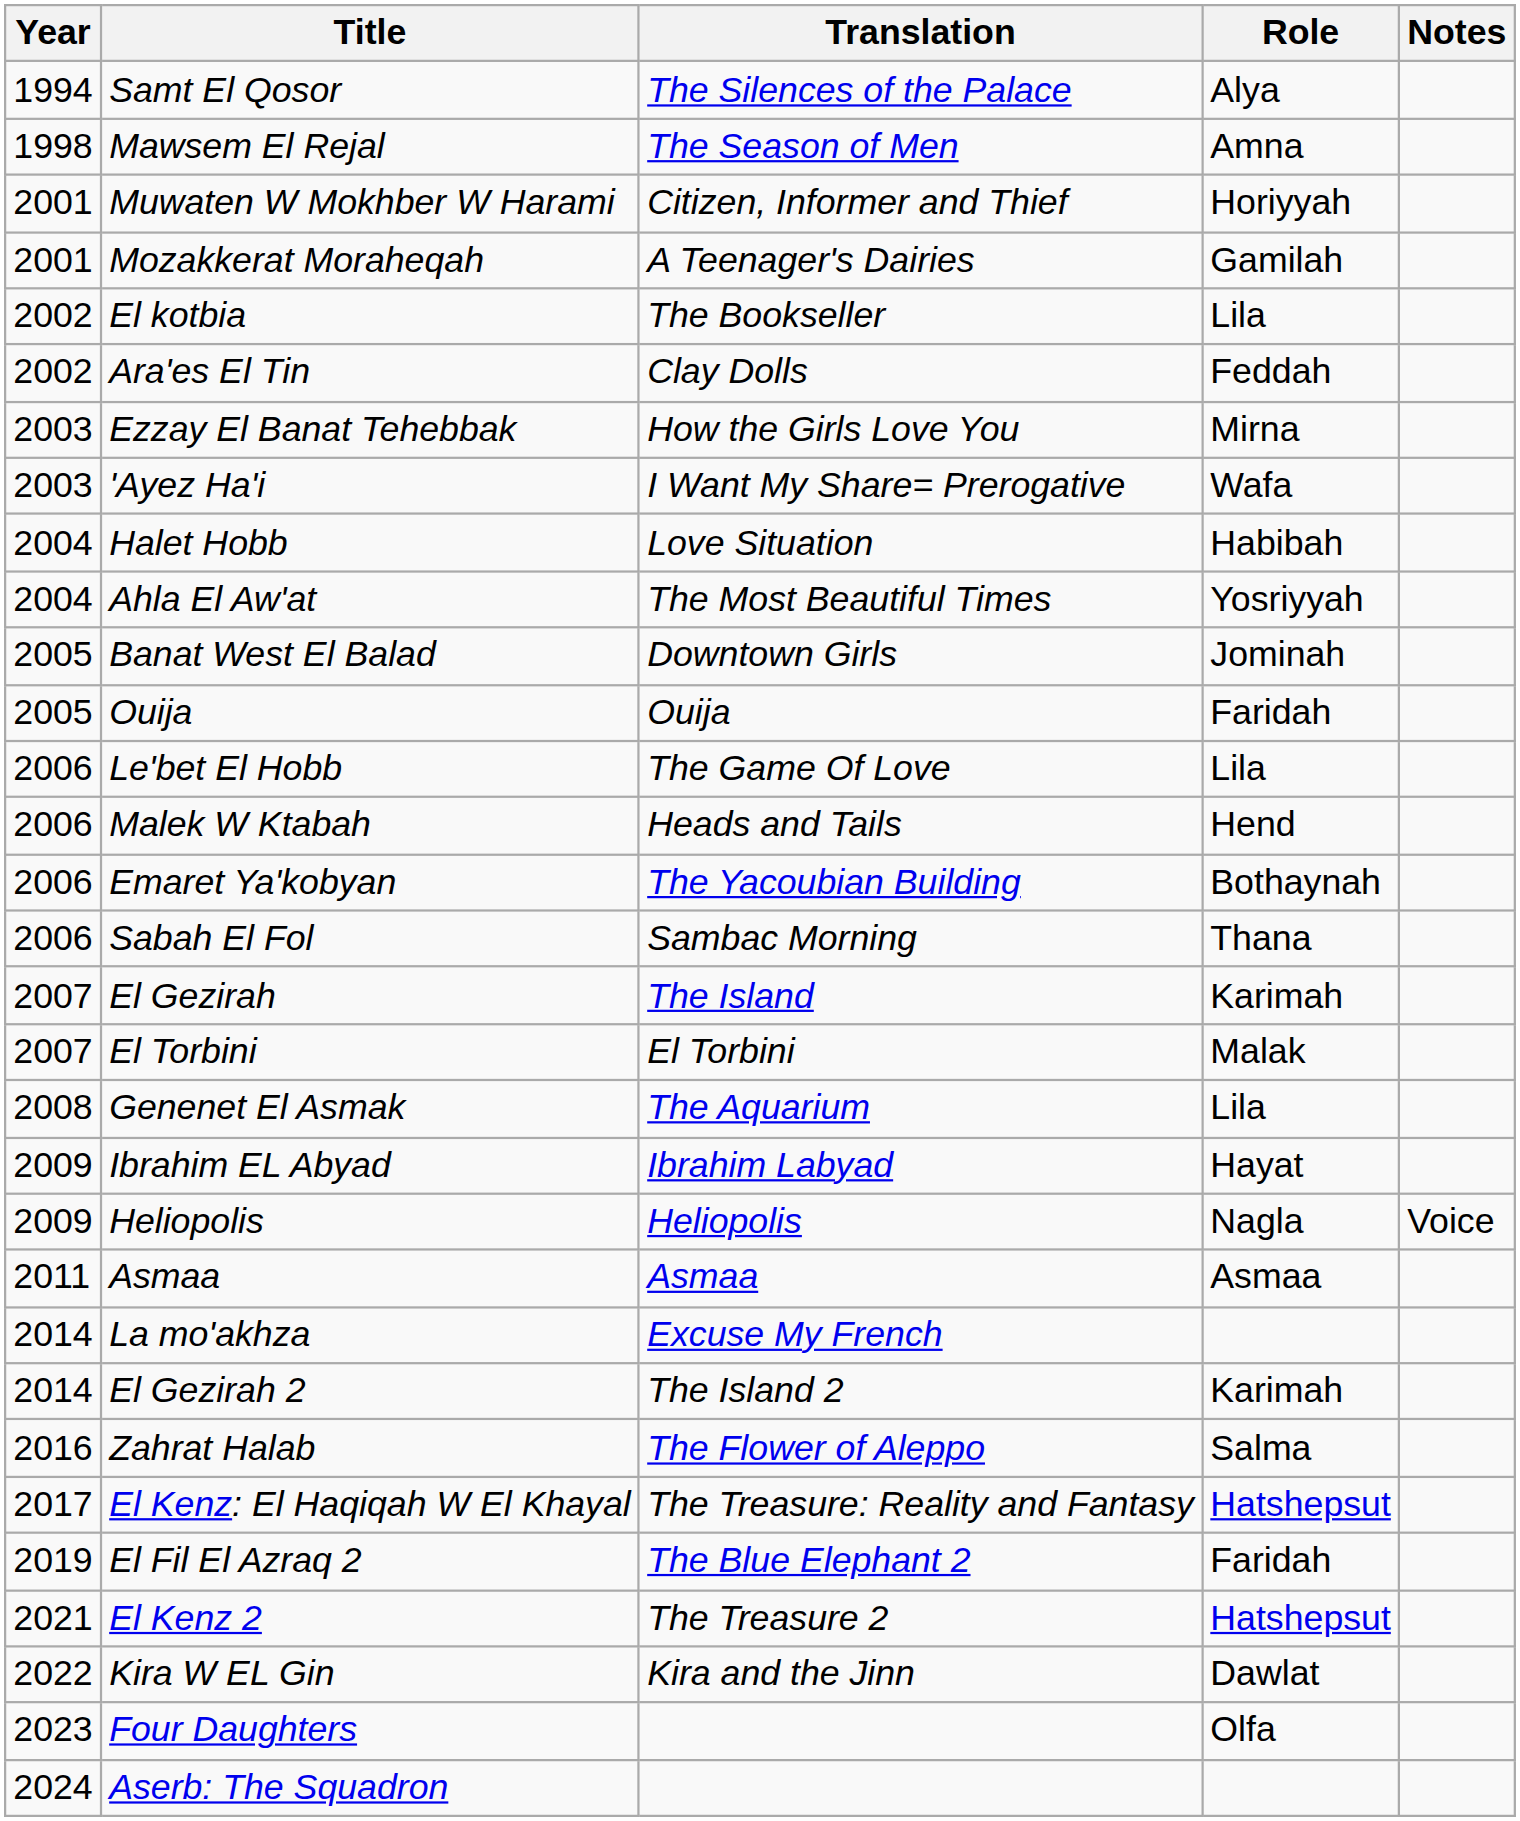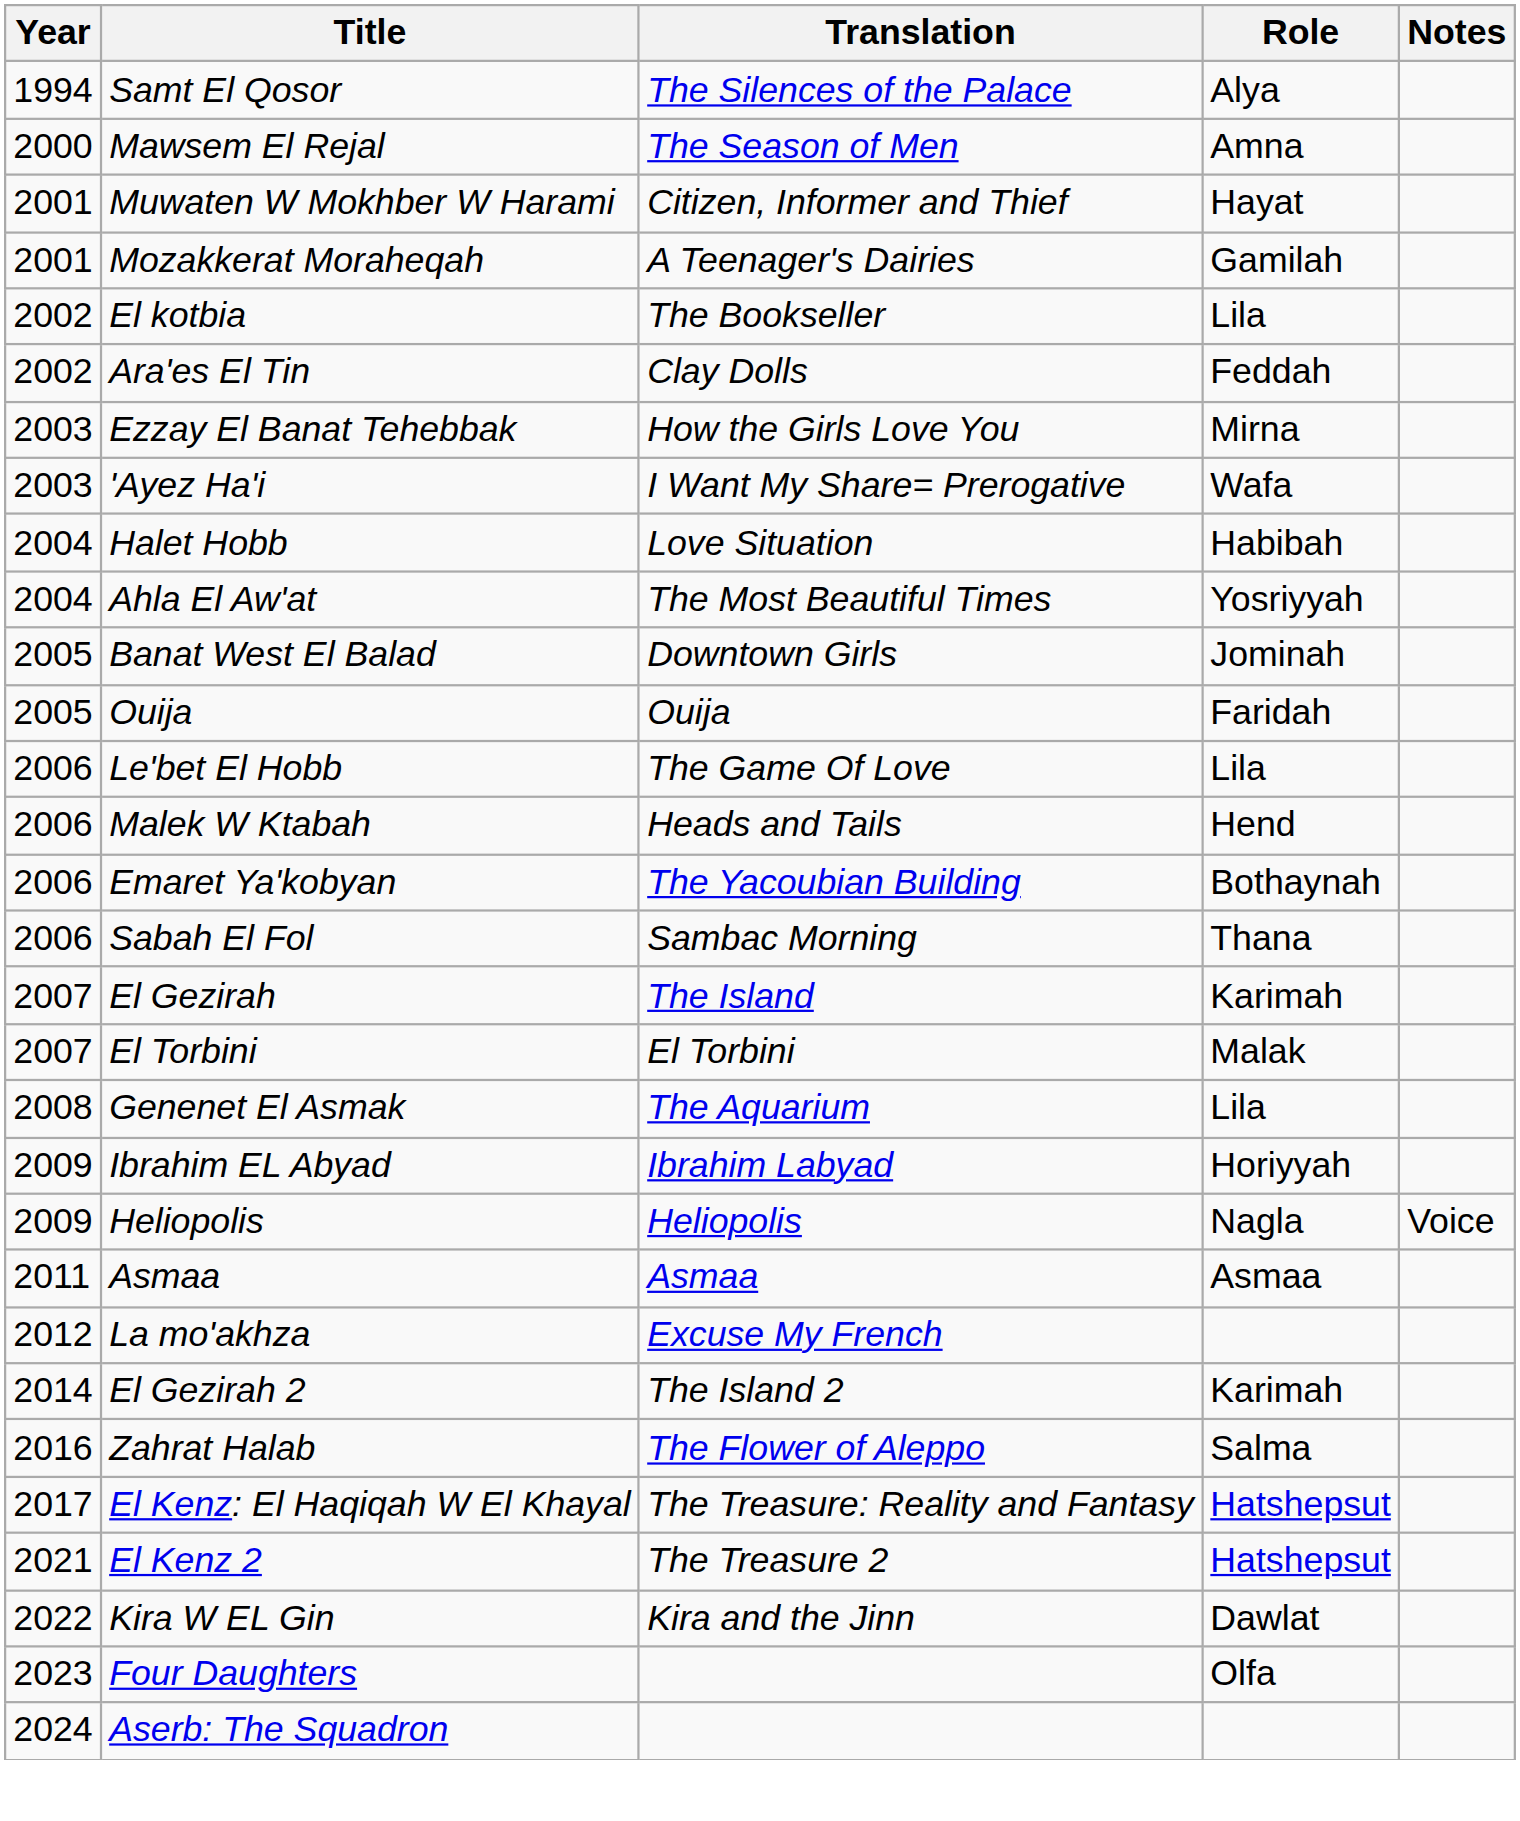(53, 145) 1998 -> (53, 145) 2000
(1281, 202) Horiyyah -> (1257, 202) Hayat
(1257, 1164) Hayat -> (1281, 1164) Horiyyah
(53, 1334) 2014 -> (53, 1334) 2012
- row: (235, 1560)
